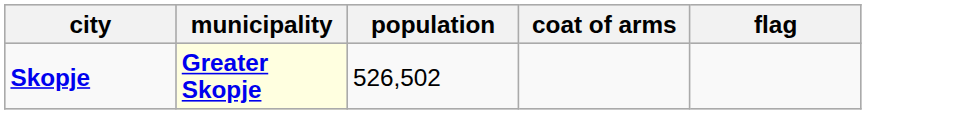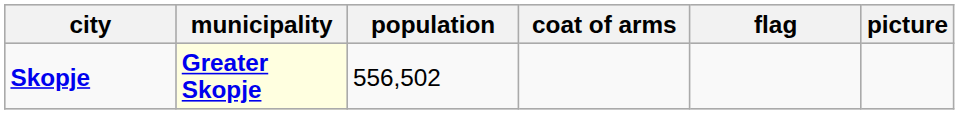+ column: (907, 24)
(397, 76) 526,502 -> (397, 76) 556,502
